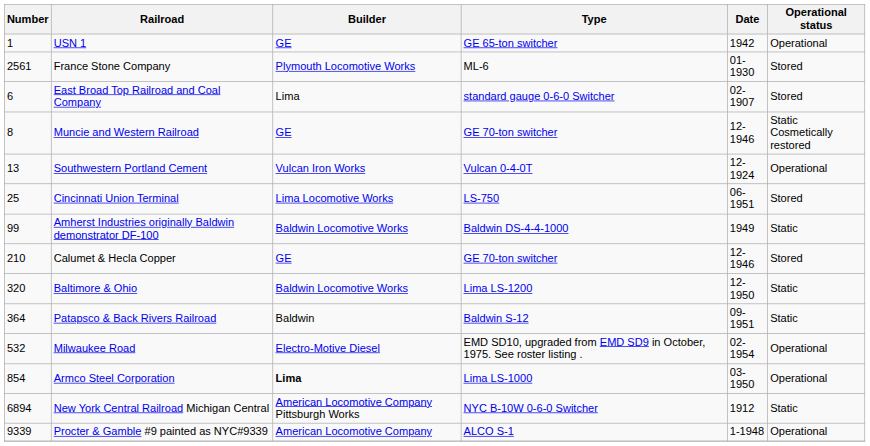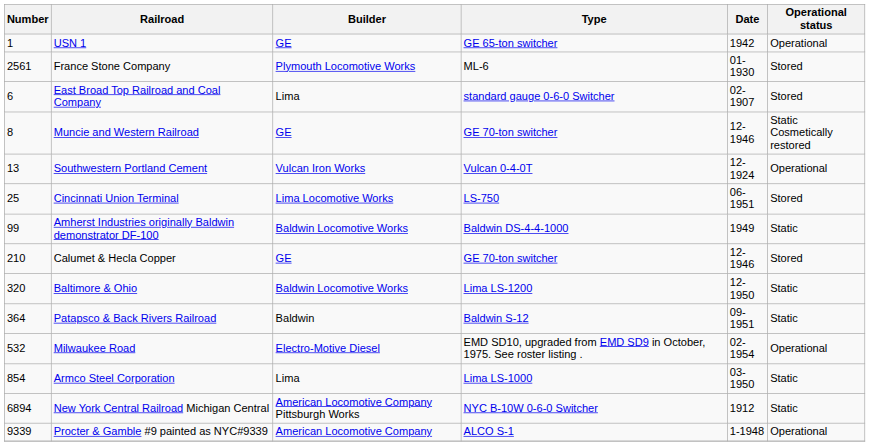(289, 378) bold -> (288, 378) normal
(799, 378) Operational -> (784, 378) Static
